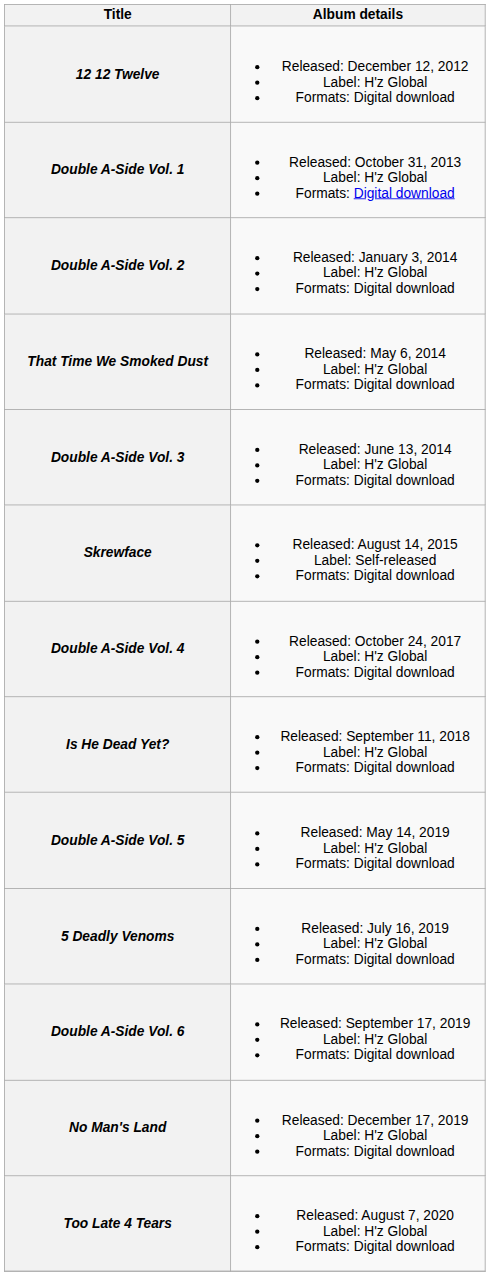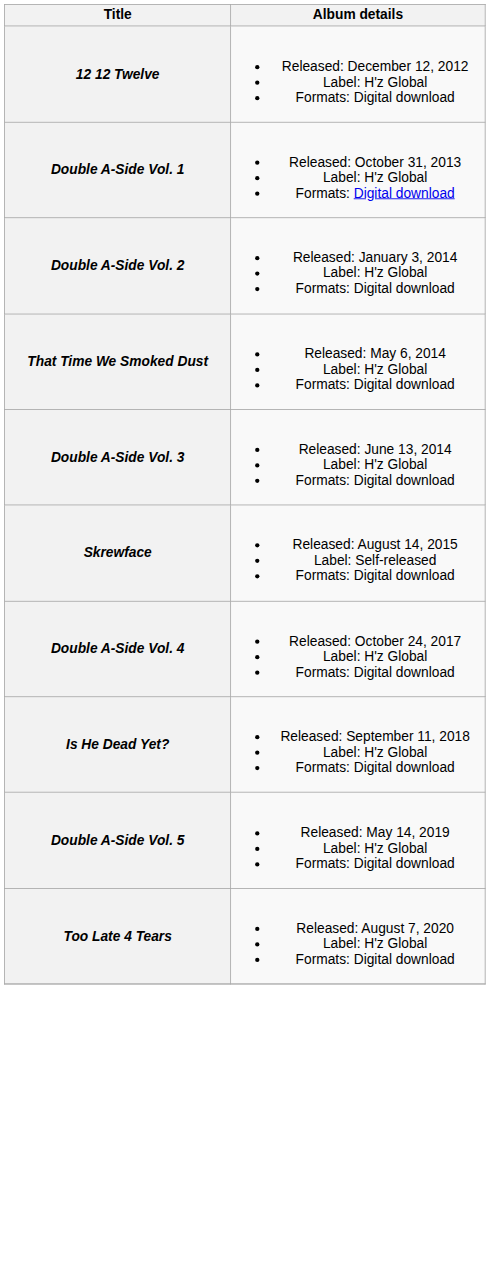- row: (118, 936)
- row: (118, 1032)
- row: (118, 1127)
